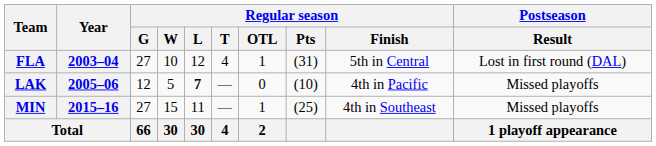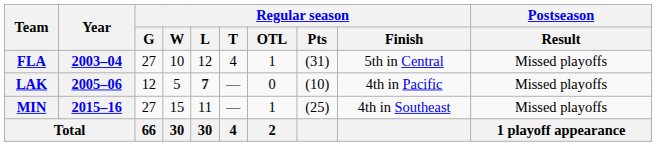(552, 61) Lost in first round (DAL) -> (561, 61) Missed playoffs
